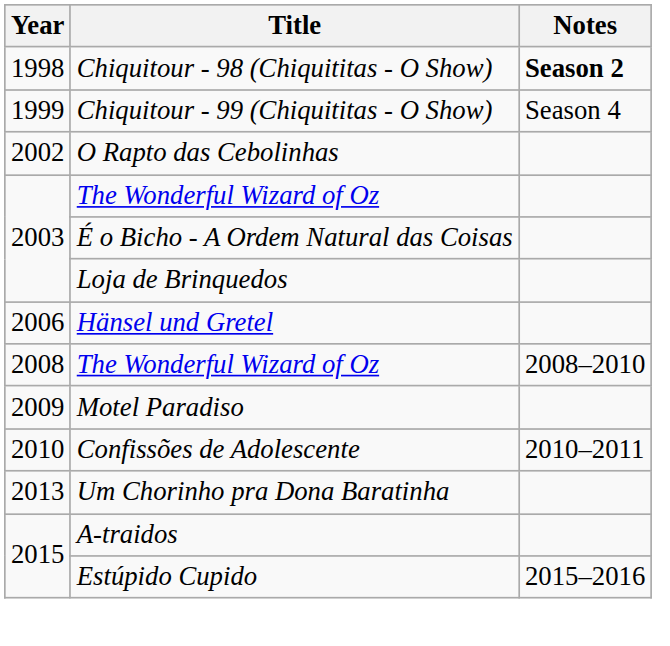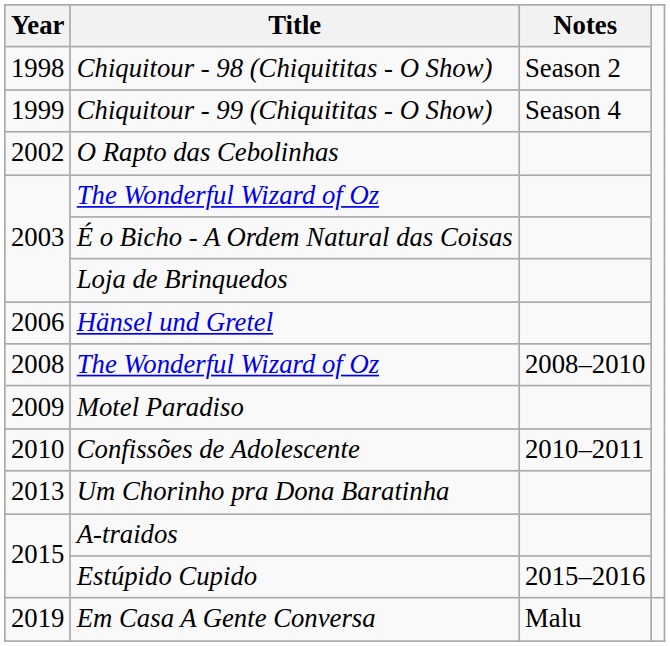(574, 68) bold -> (573, 68) normal
+ row: (38, 618)
